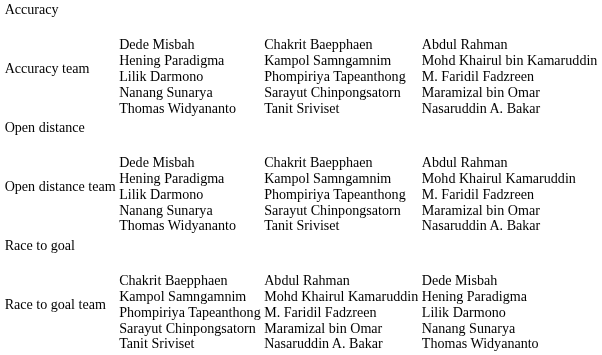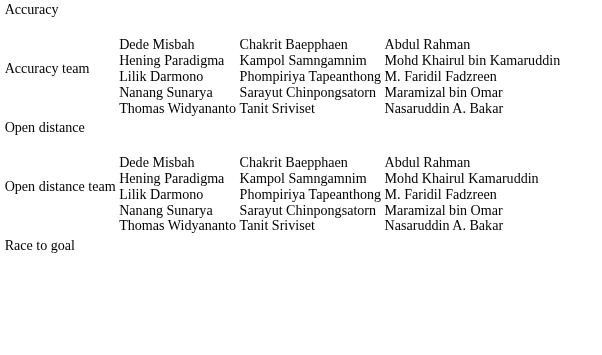- row: (55, 304)
